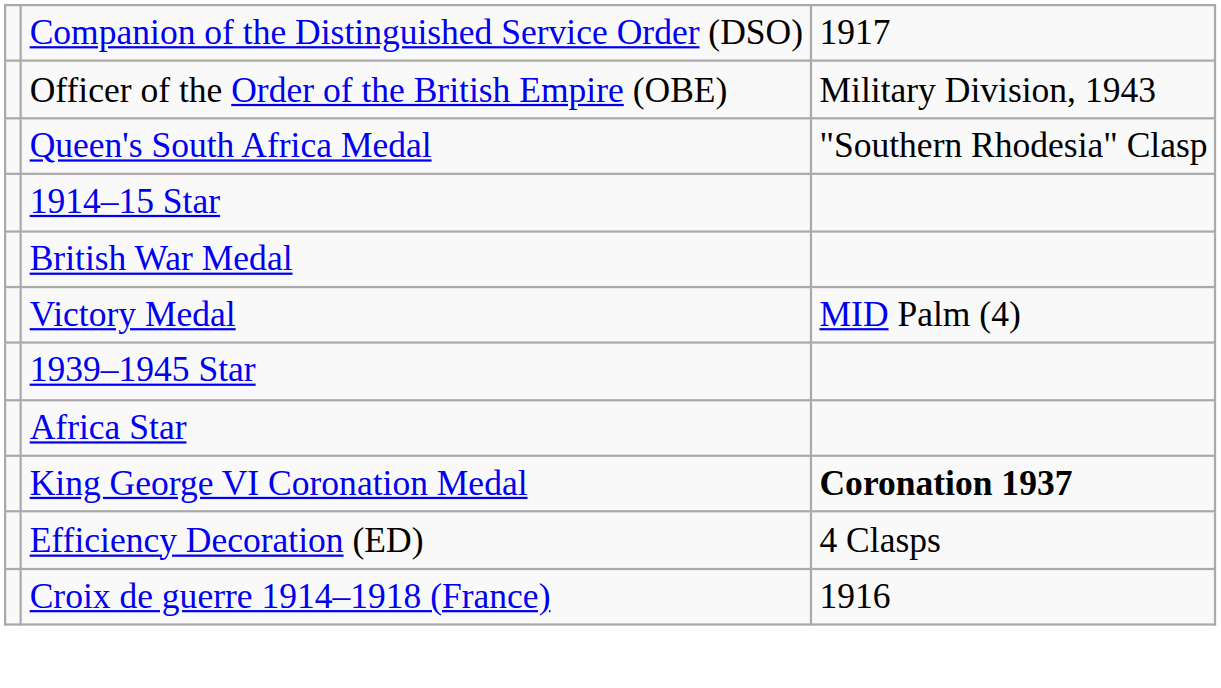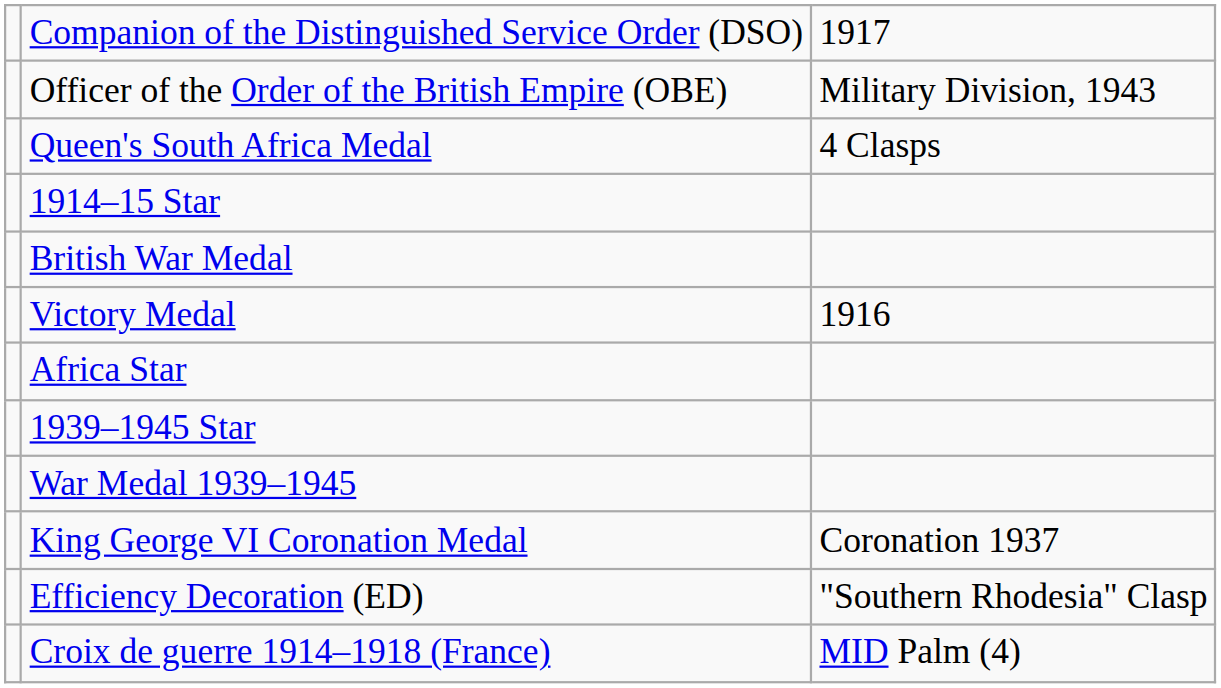(1014, 145) "Southern Rhodesia" Clasp -> (880, 145) 4 Clasps
(920, 314) MID Palm (4) -> (855, 314) 1916
rows swapped: (143, 370) <-> (108, 426)
+ row: (193, 483)
(946, 483) bold -> (939, 539) normal
(880, 539) 4 Clasps -> (1014, 595) "Southern Rhodesia" Clasp
(855, 595) 1916 -> (920, 652) MID Palm (4)
